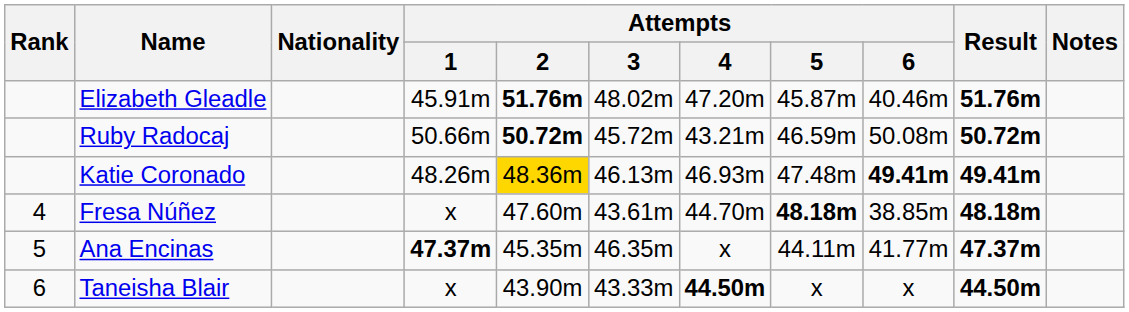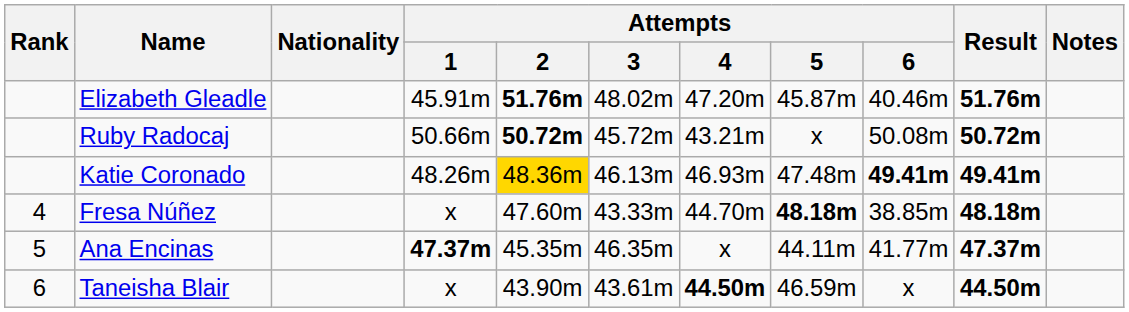(817, 136) 46.59m -> (817, 136) x
(634, 212) 43.61m -> (634, 212) 43.33m
(634, 288) 43.33m -> (634, 288) 43.61m
(817, 288) x -> (817, 288) 46.59m
